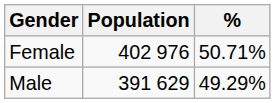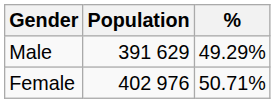rows swapped: (42, 52) <-> (31, 83)
